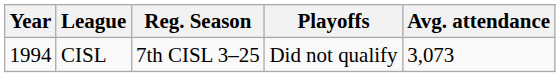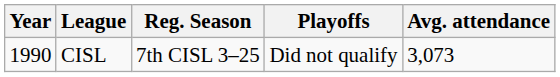(30, 54) 1994 -> (30, 54) 1990
